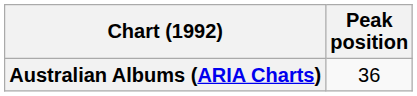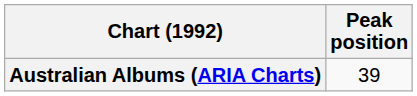(369, 74) 36 -> (369, 74) 39
